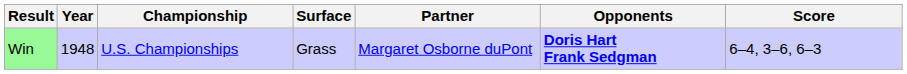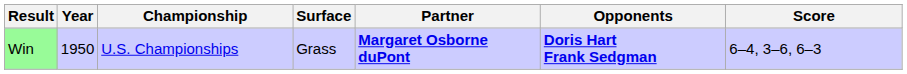(78, 48) 1948 -> (78, 48) 1950
(445, 48) normal -> (423, 48) bold
